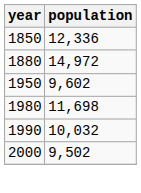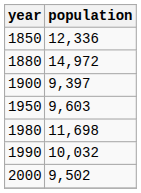+ row: (25, 85)
(69, 85) 9,602 -> (69, 108) 9,603
